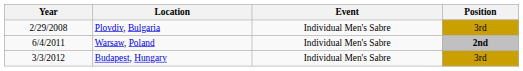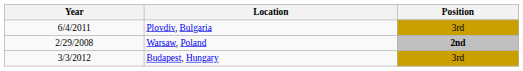- column: (347, 12)
(48, 28) 2/29/2008 -> (74, 28) 6/4/2011
(48, 43) 6/4/2011 -> (74, 43) 2/29/2008
